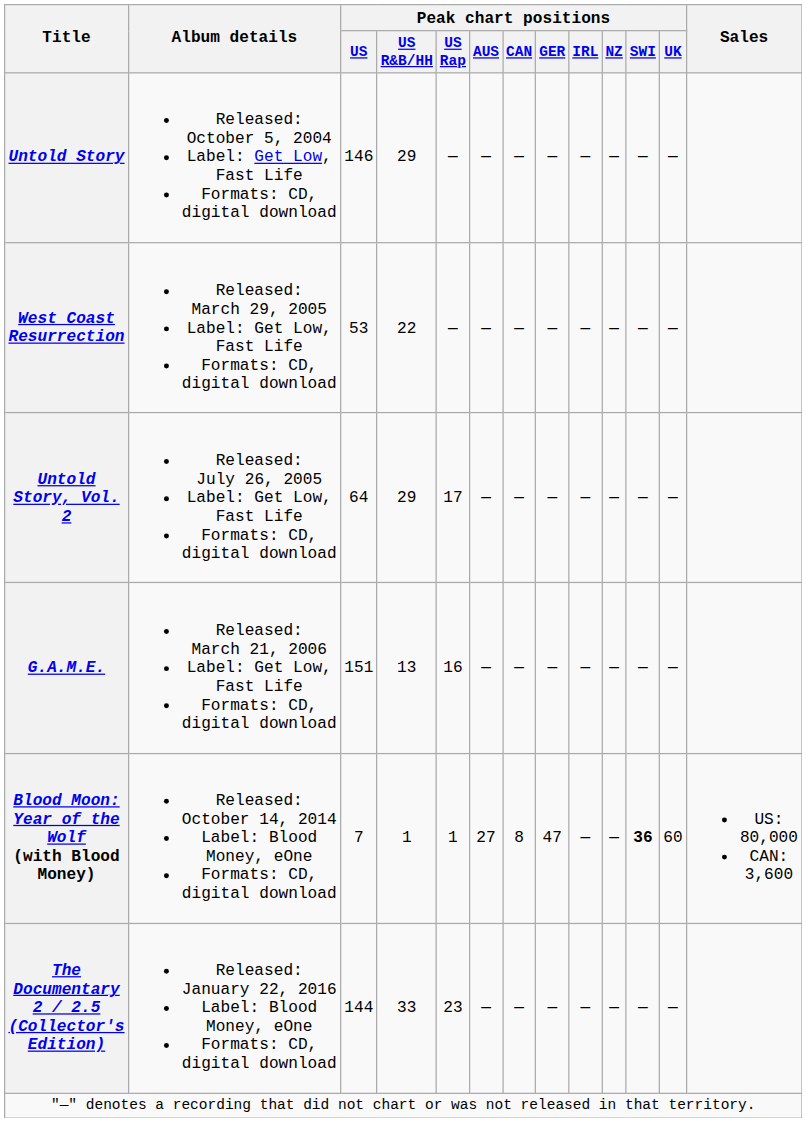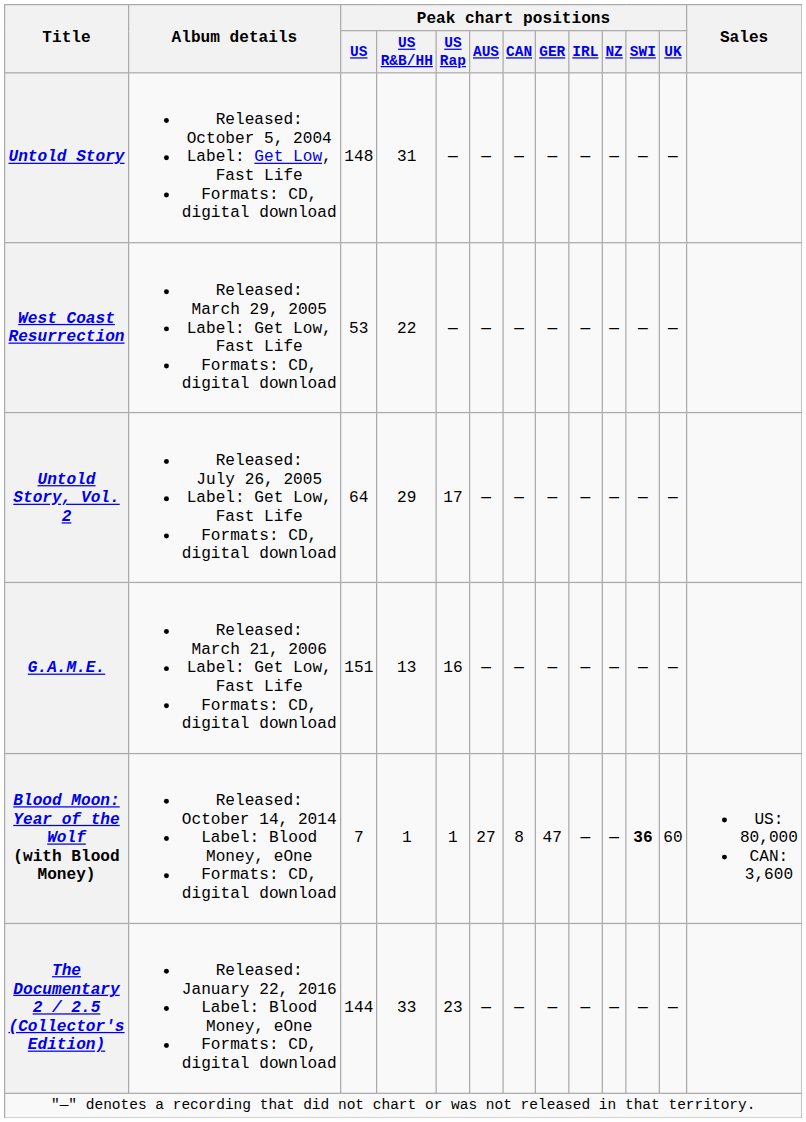(359, 158) 146 -> (359, 158) 148
(407, 158) 29 -> (407, 158) 31
